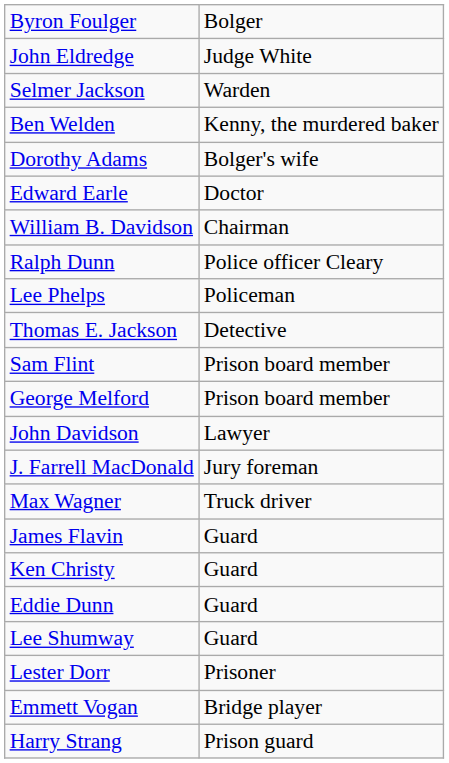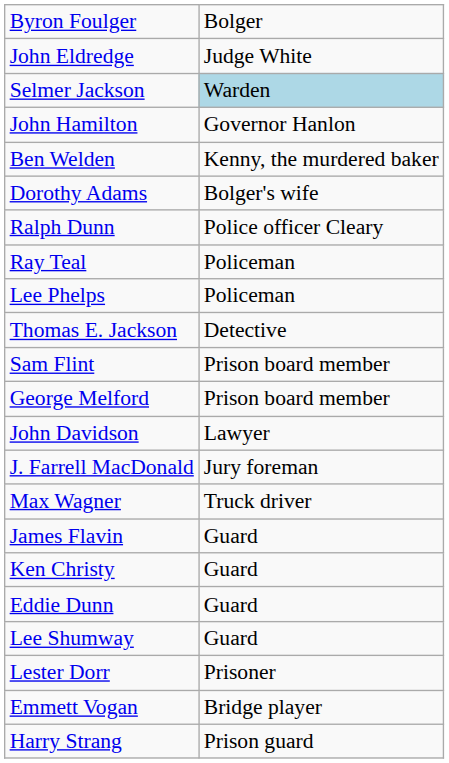(237, 90) no background -> (237, 90) lightblue background
+ row: (74, 124)
- row: (69, 192)
- row: (101, 227)
+ row: (48, 261)
